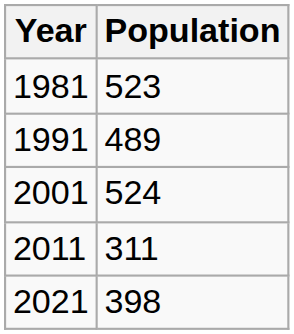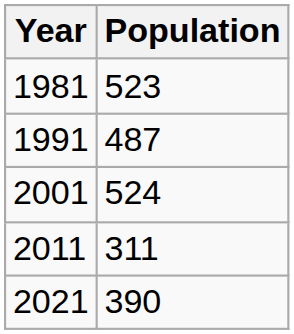(133, 139) 489 -> (133, 139) 487
(133, 301) 398 -> (133, 301) 390
